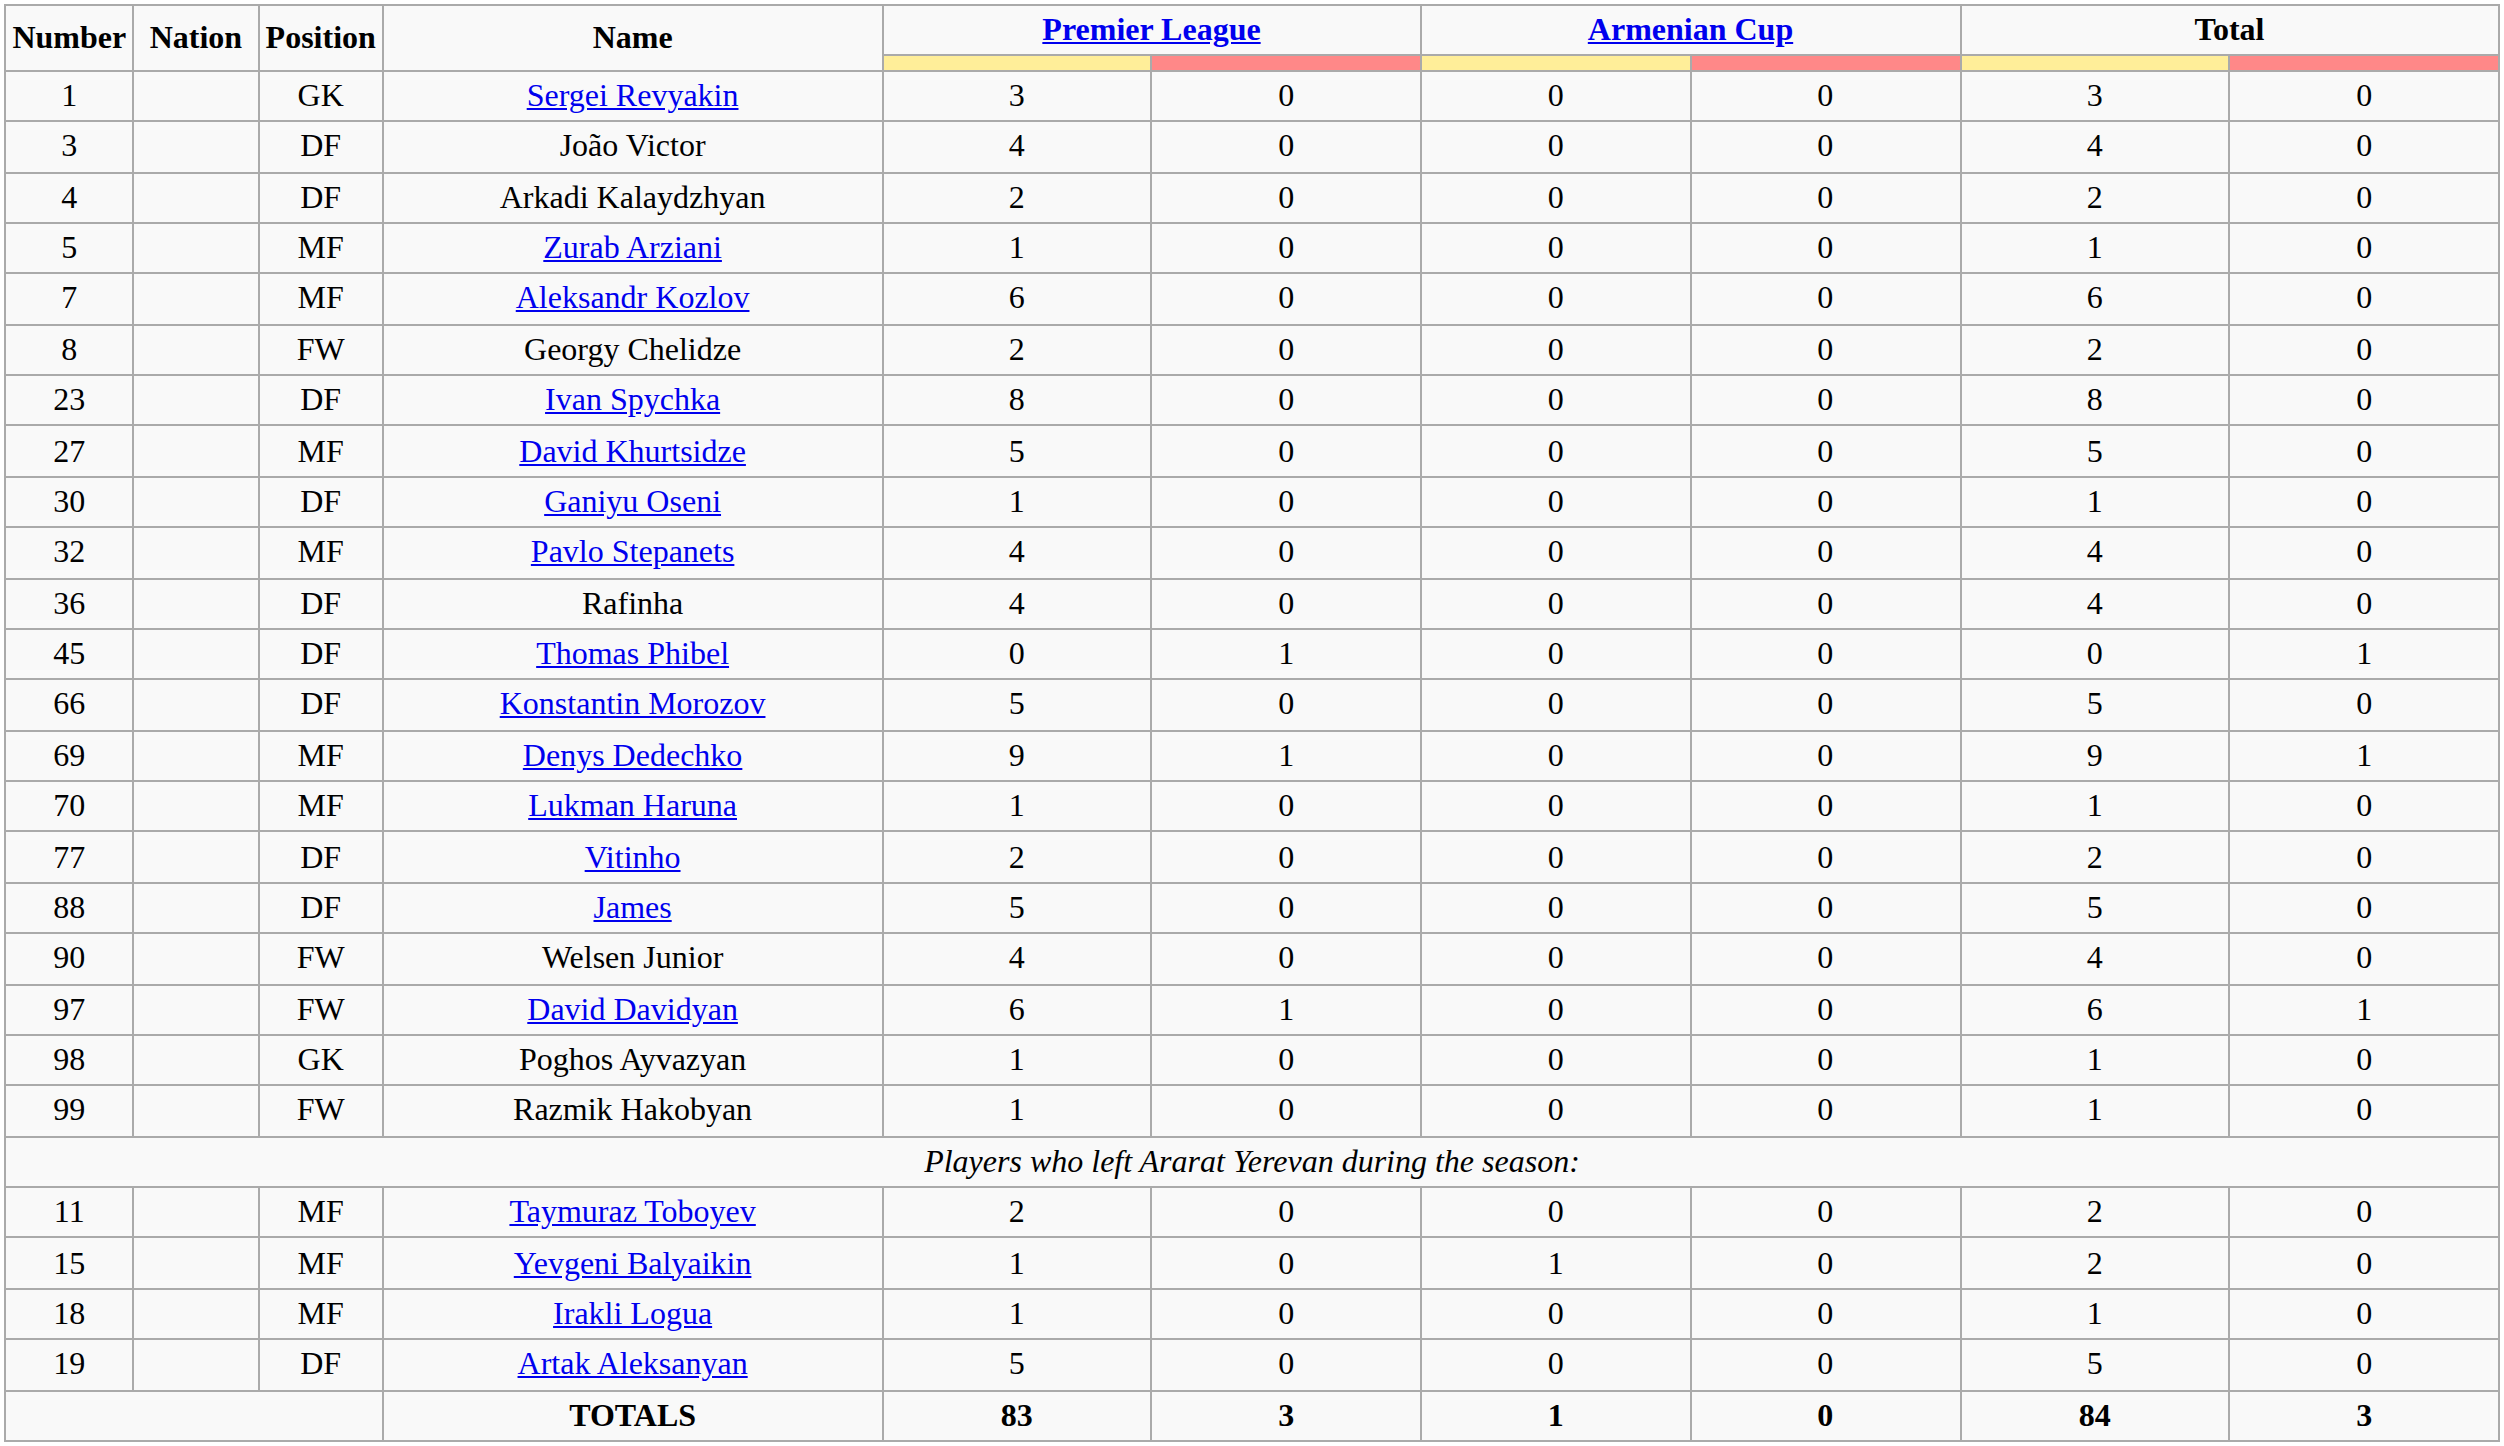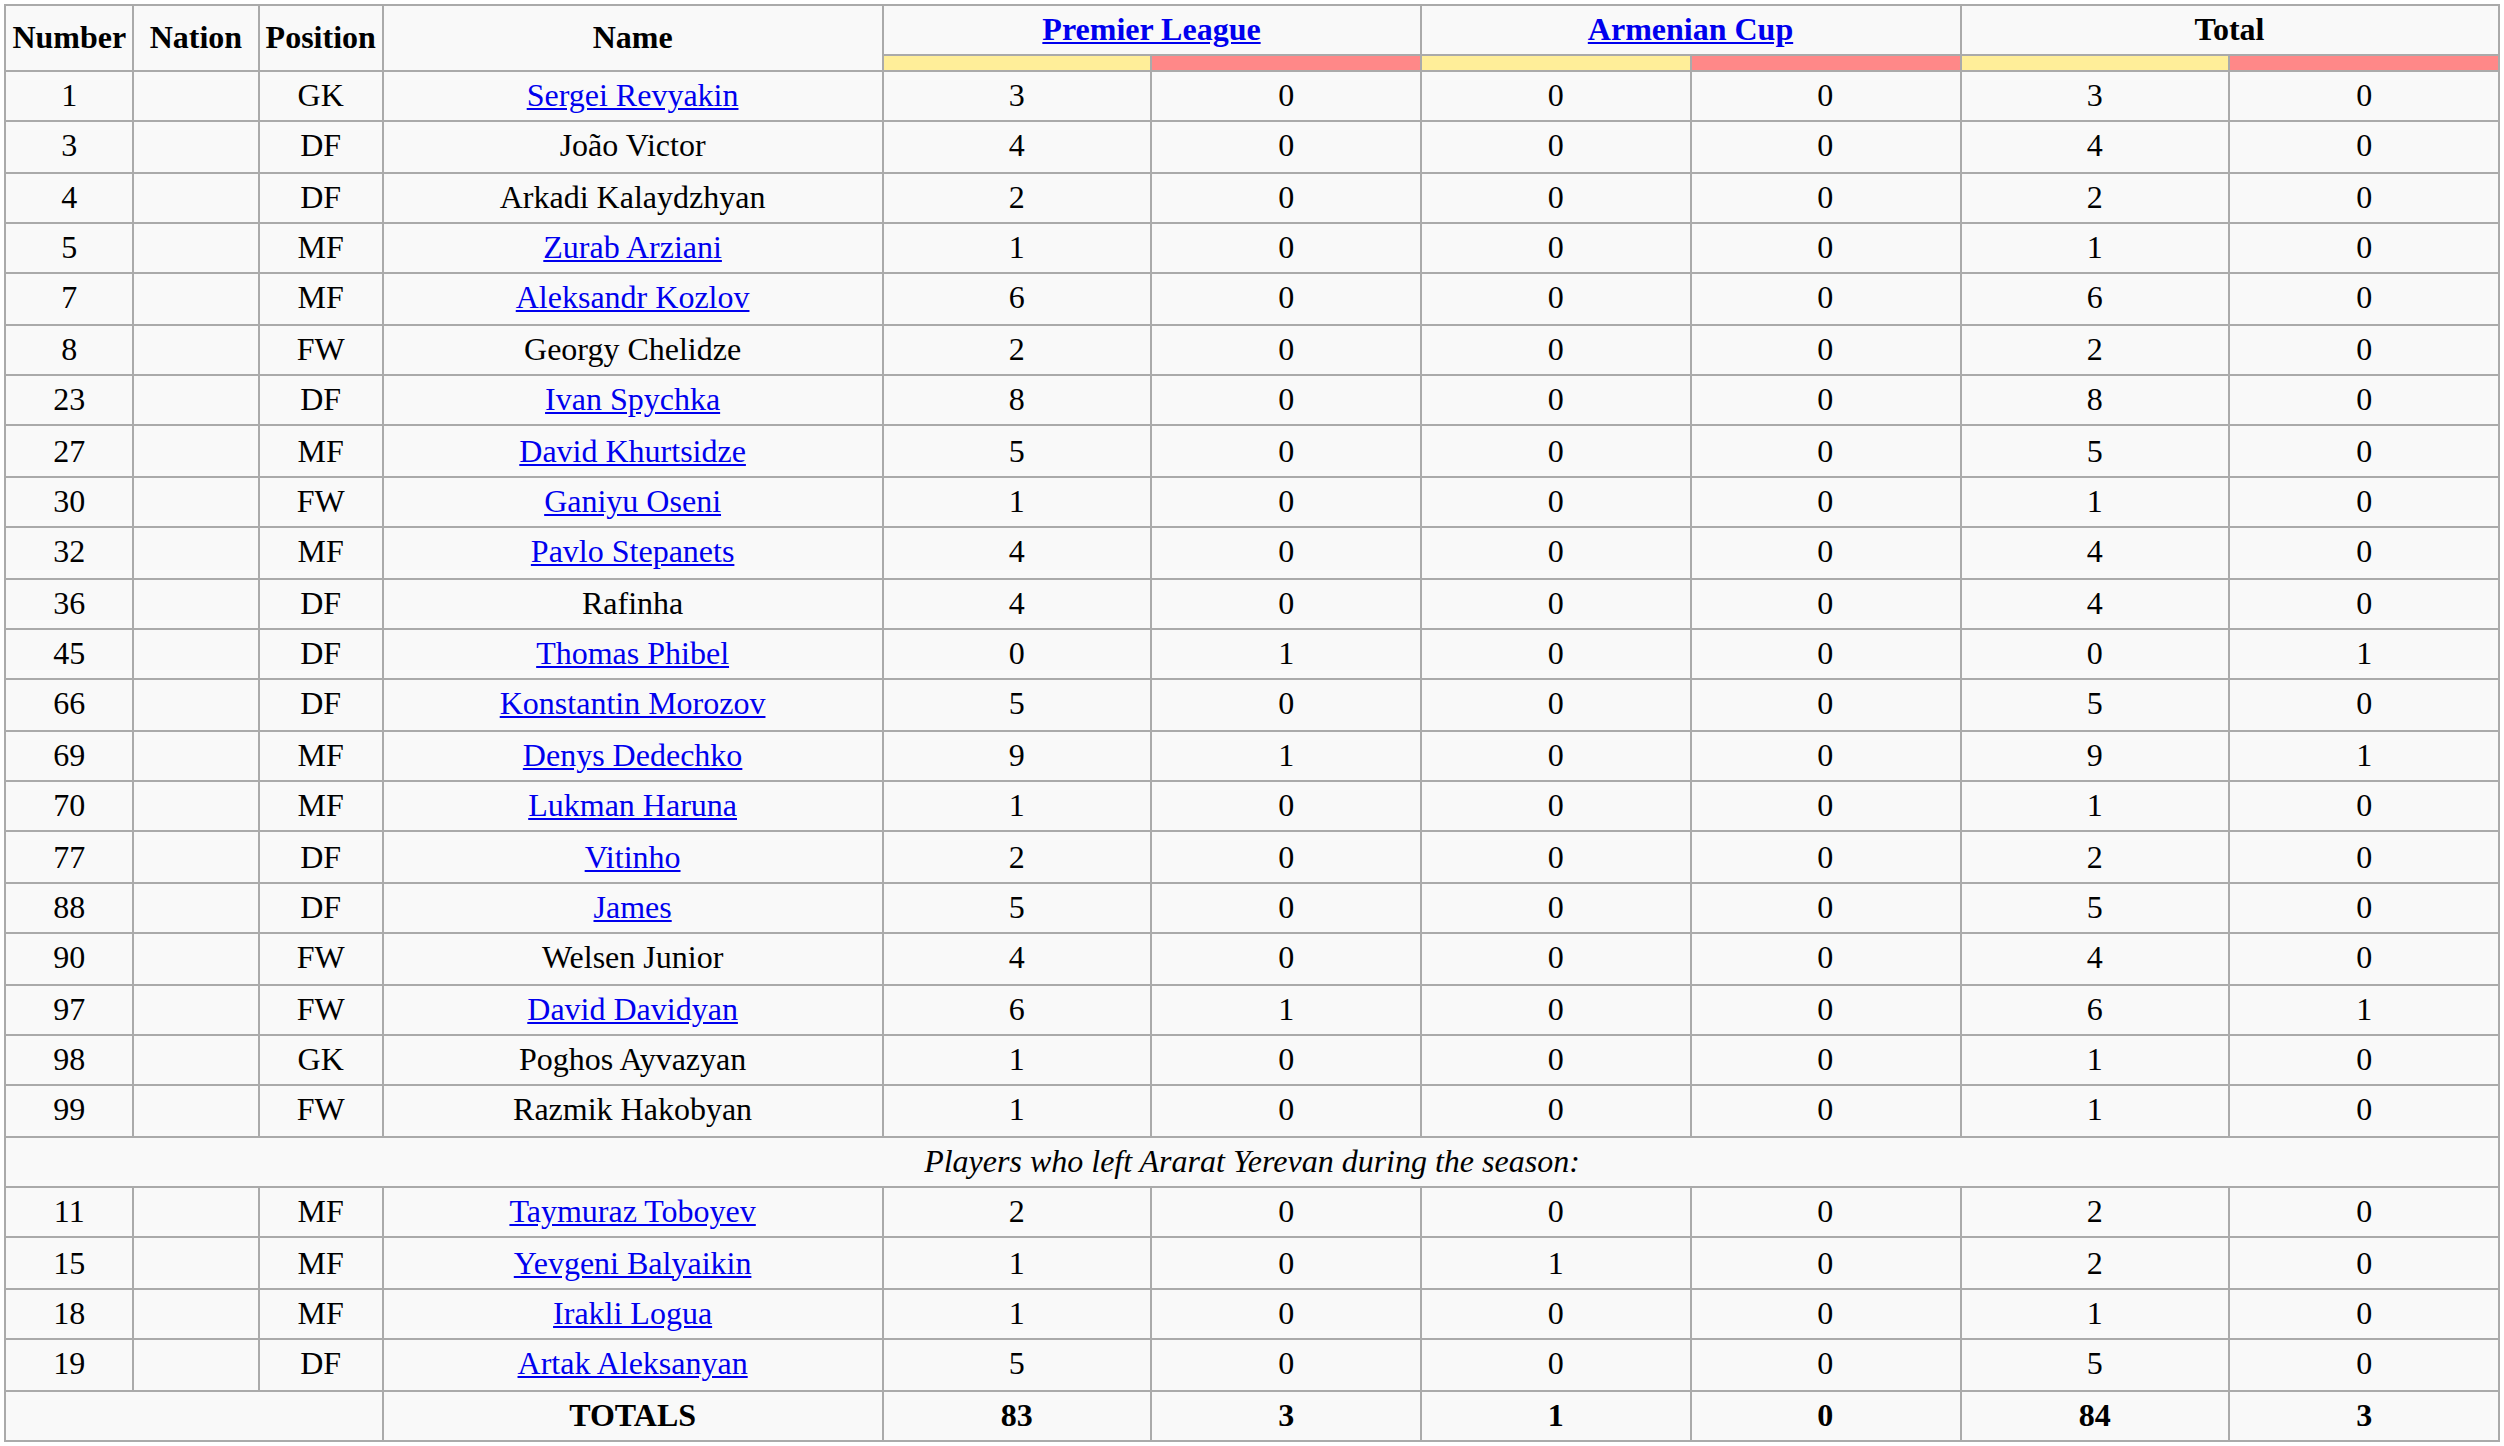(321, 501) DF -> (321, 501) FW
